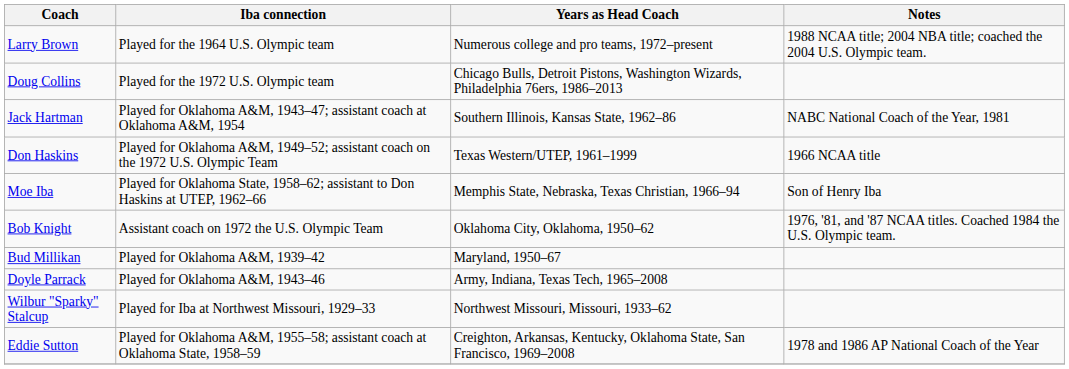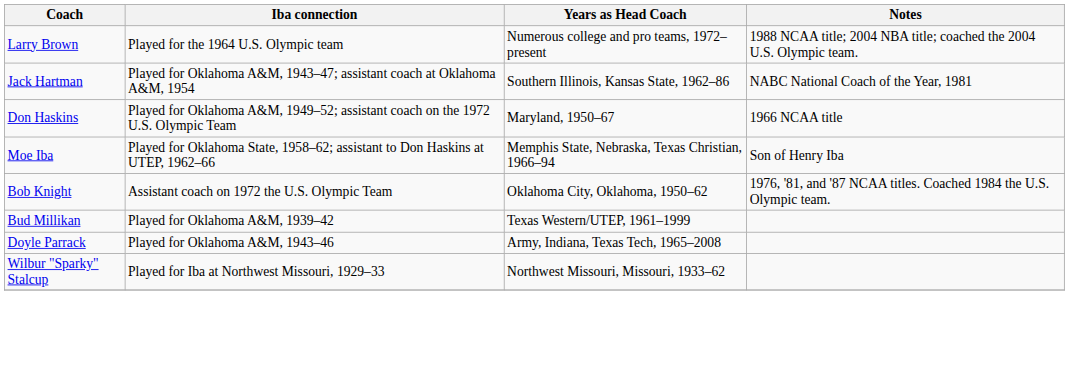- row: (44, 81)
(545, 155) Texas Western/UTEP, 1961–1999 -> (561, 118) Maryland, 1950–67
(507, 258) Maryland, 1950–67 -> (599, 221) Texas Western/UTEP, 1961–1999
- row: (43, 345)
